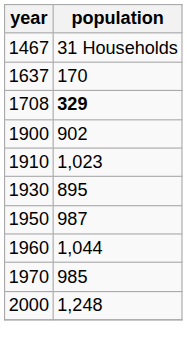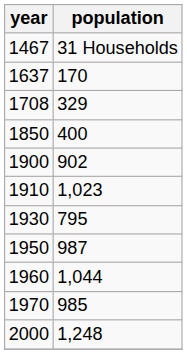(72, 104) bold -> (72, 104) normal
+ row: (29, 133)
(72, 190) 895 -> (72, 219) 795
